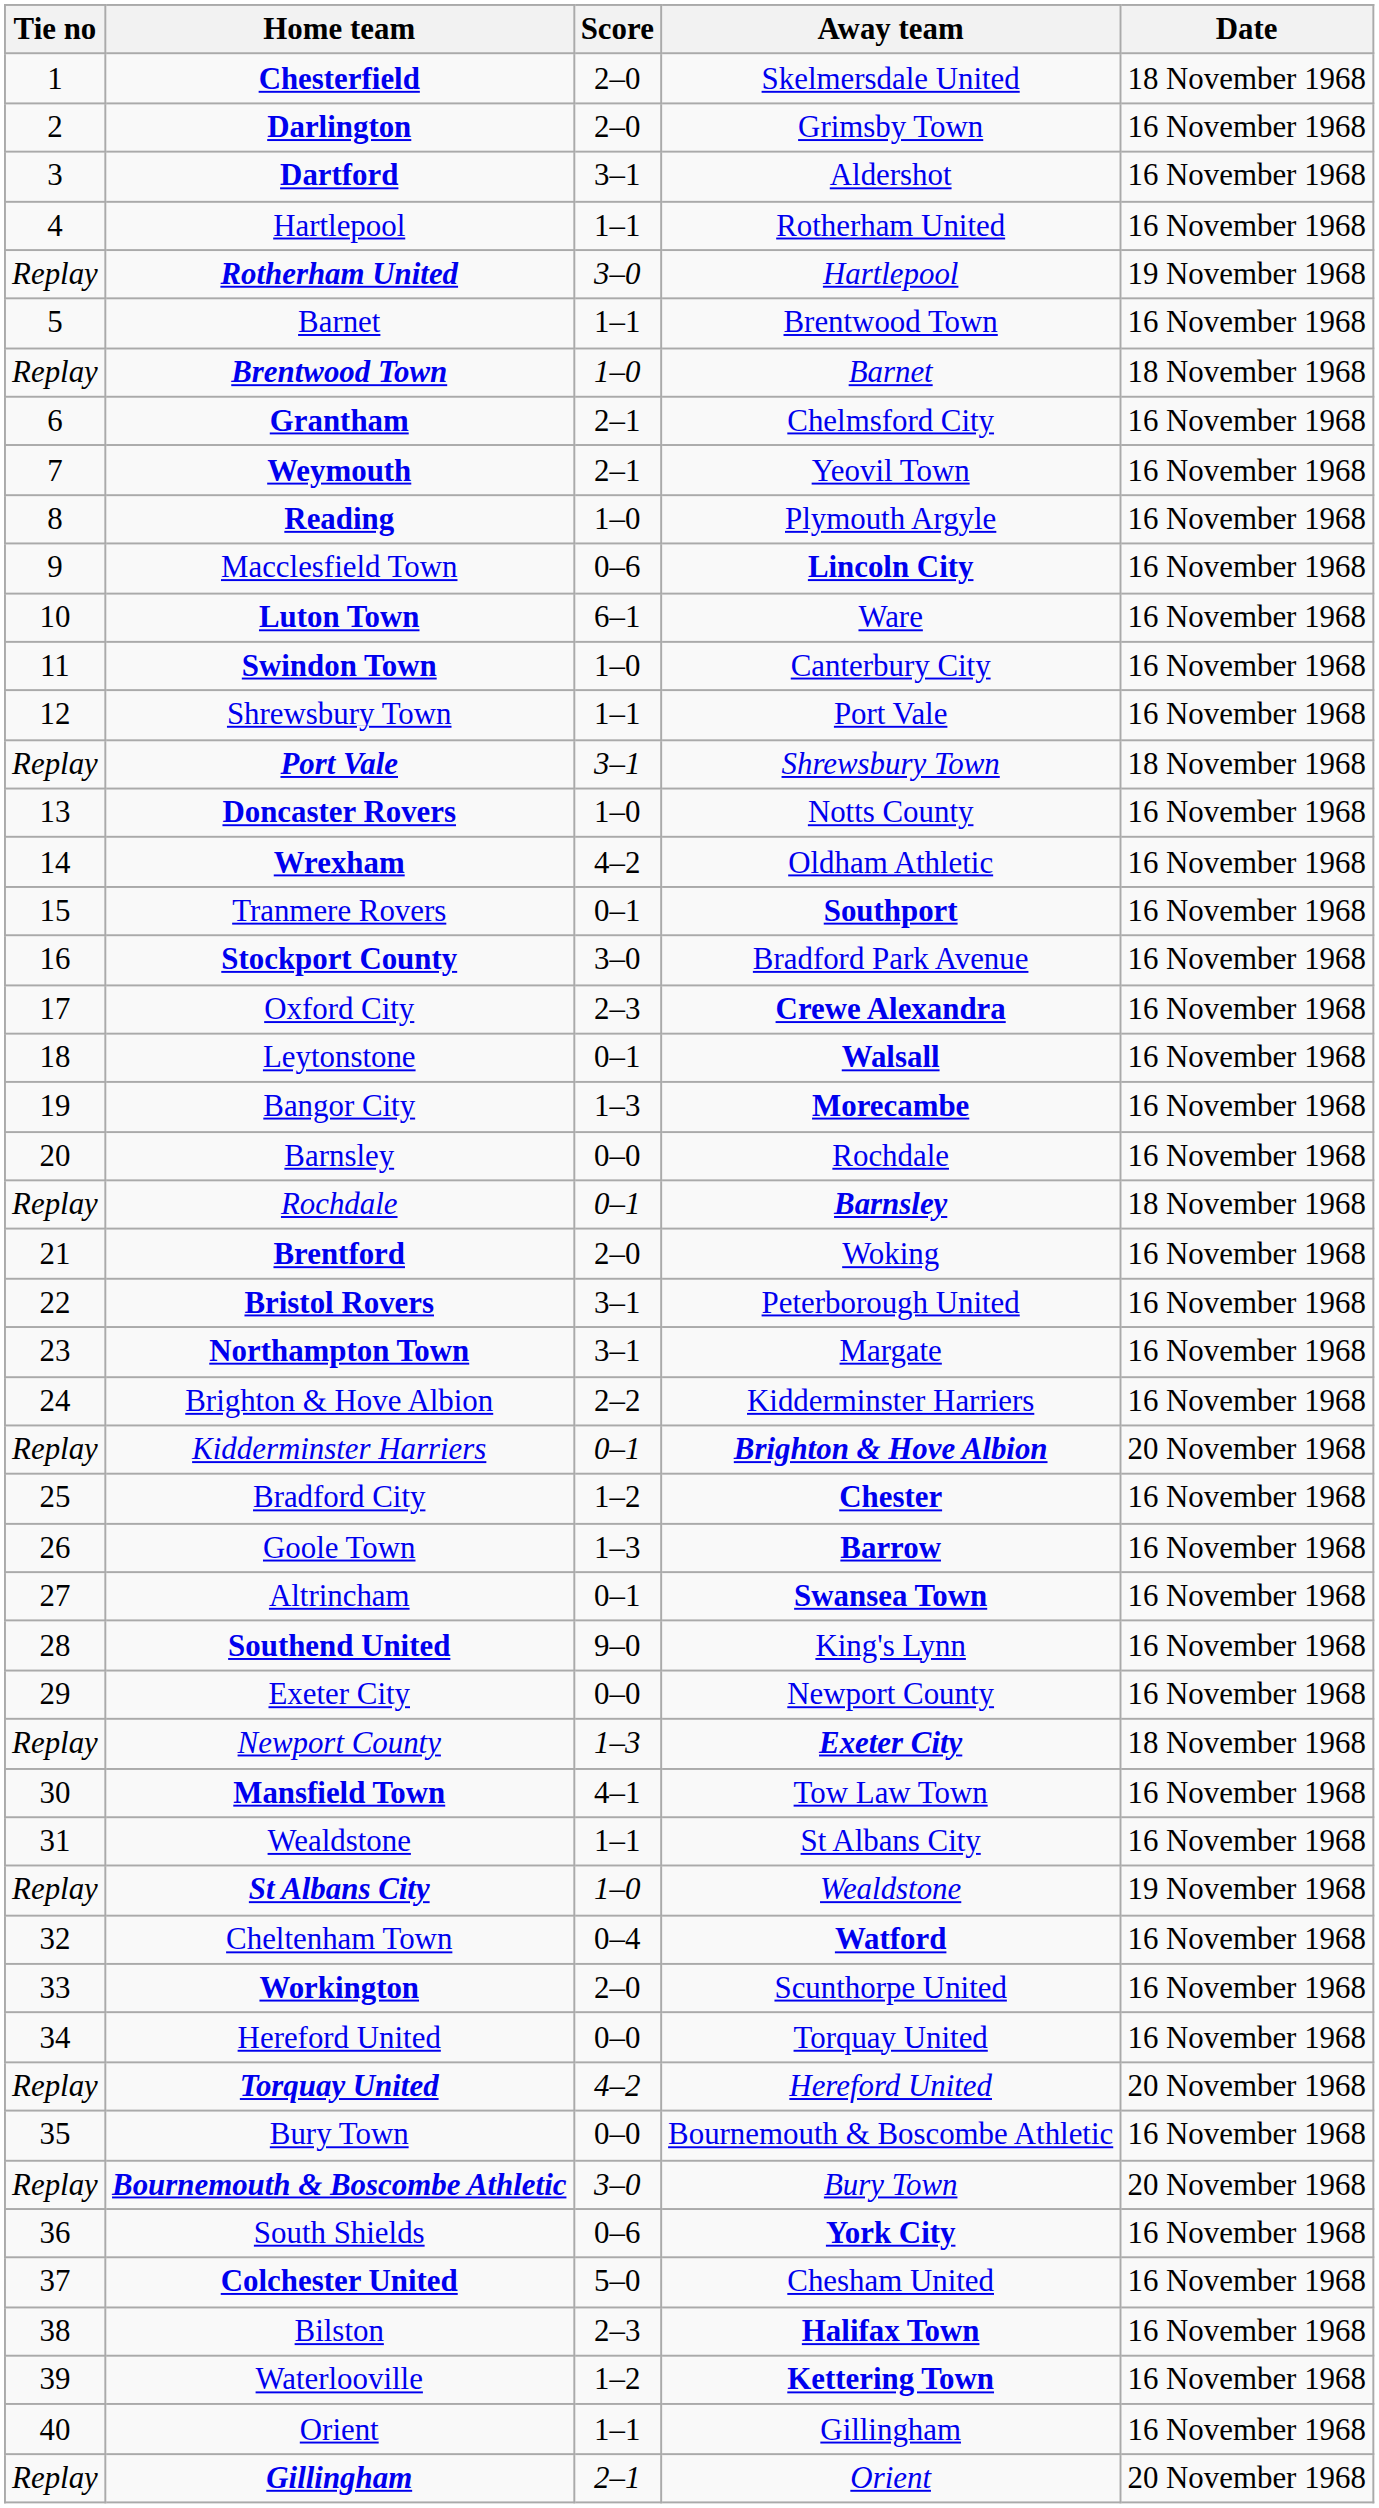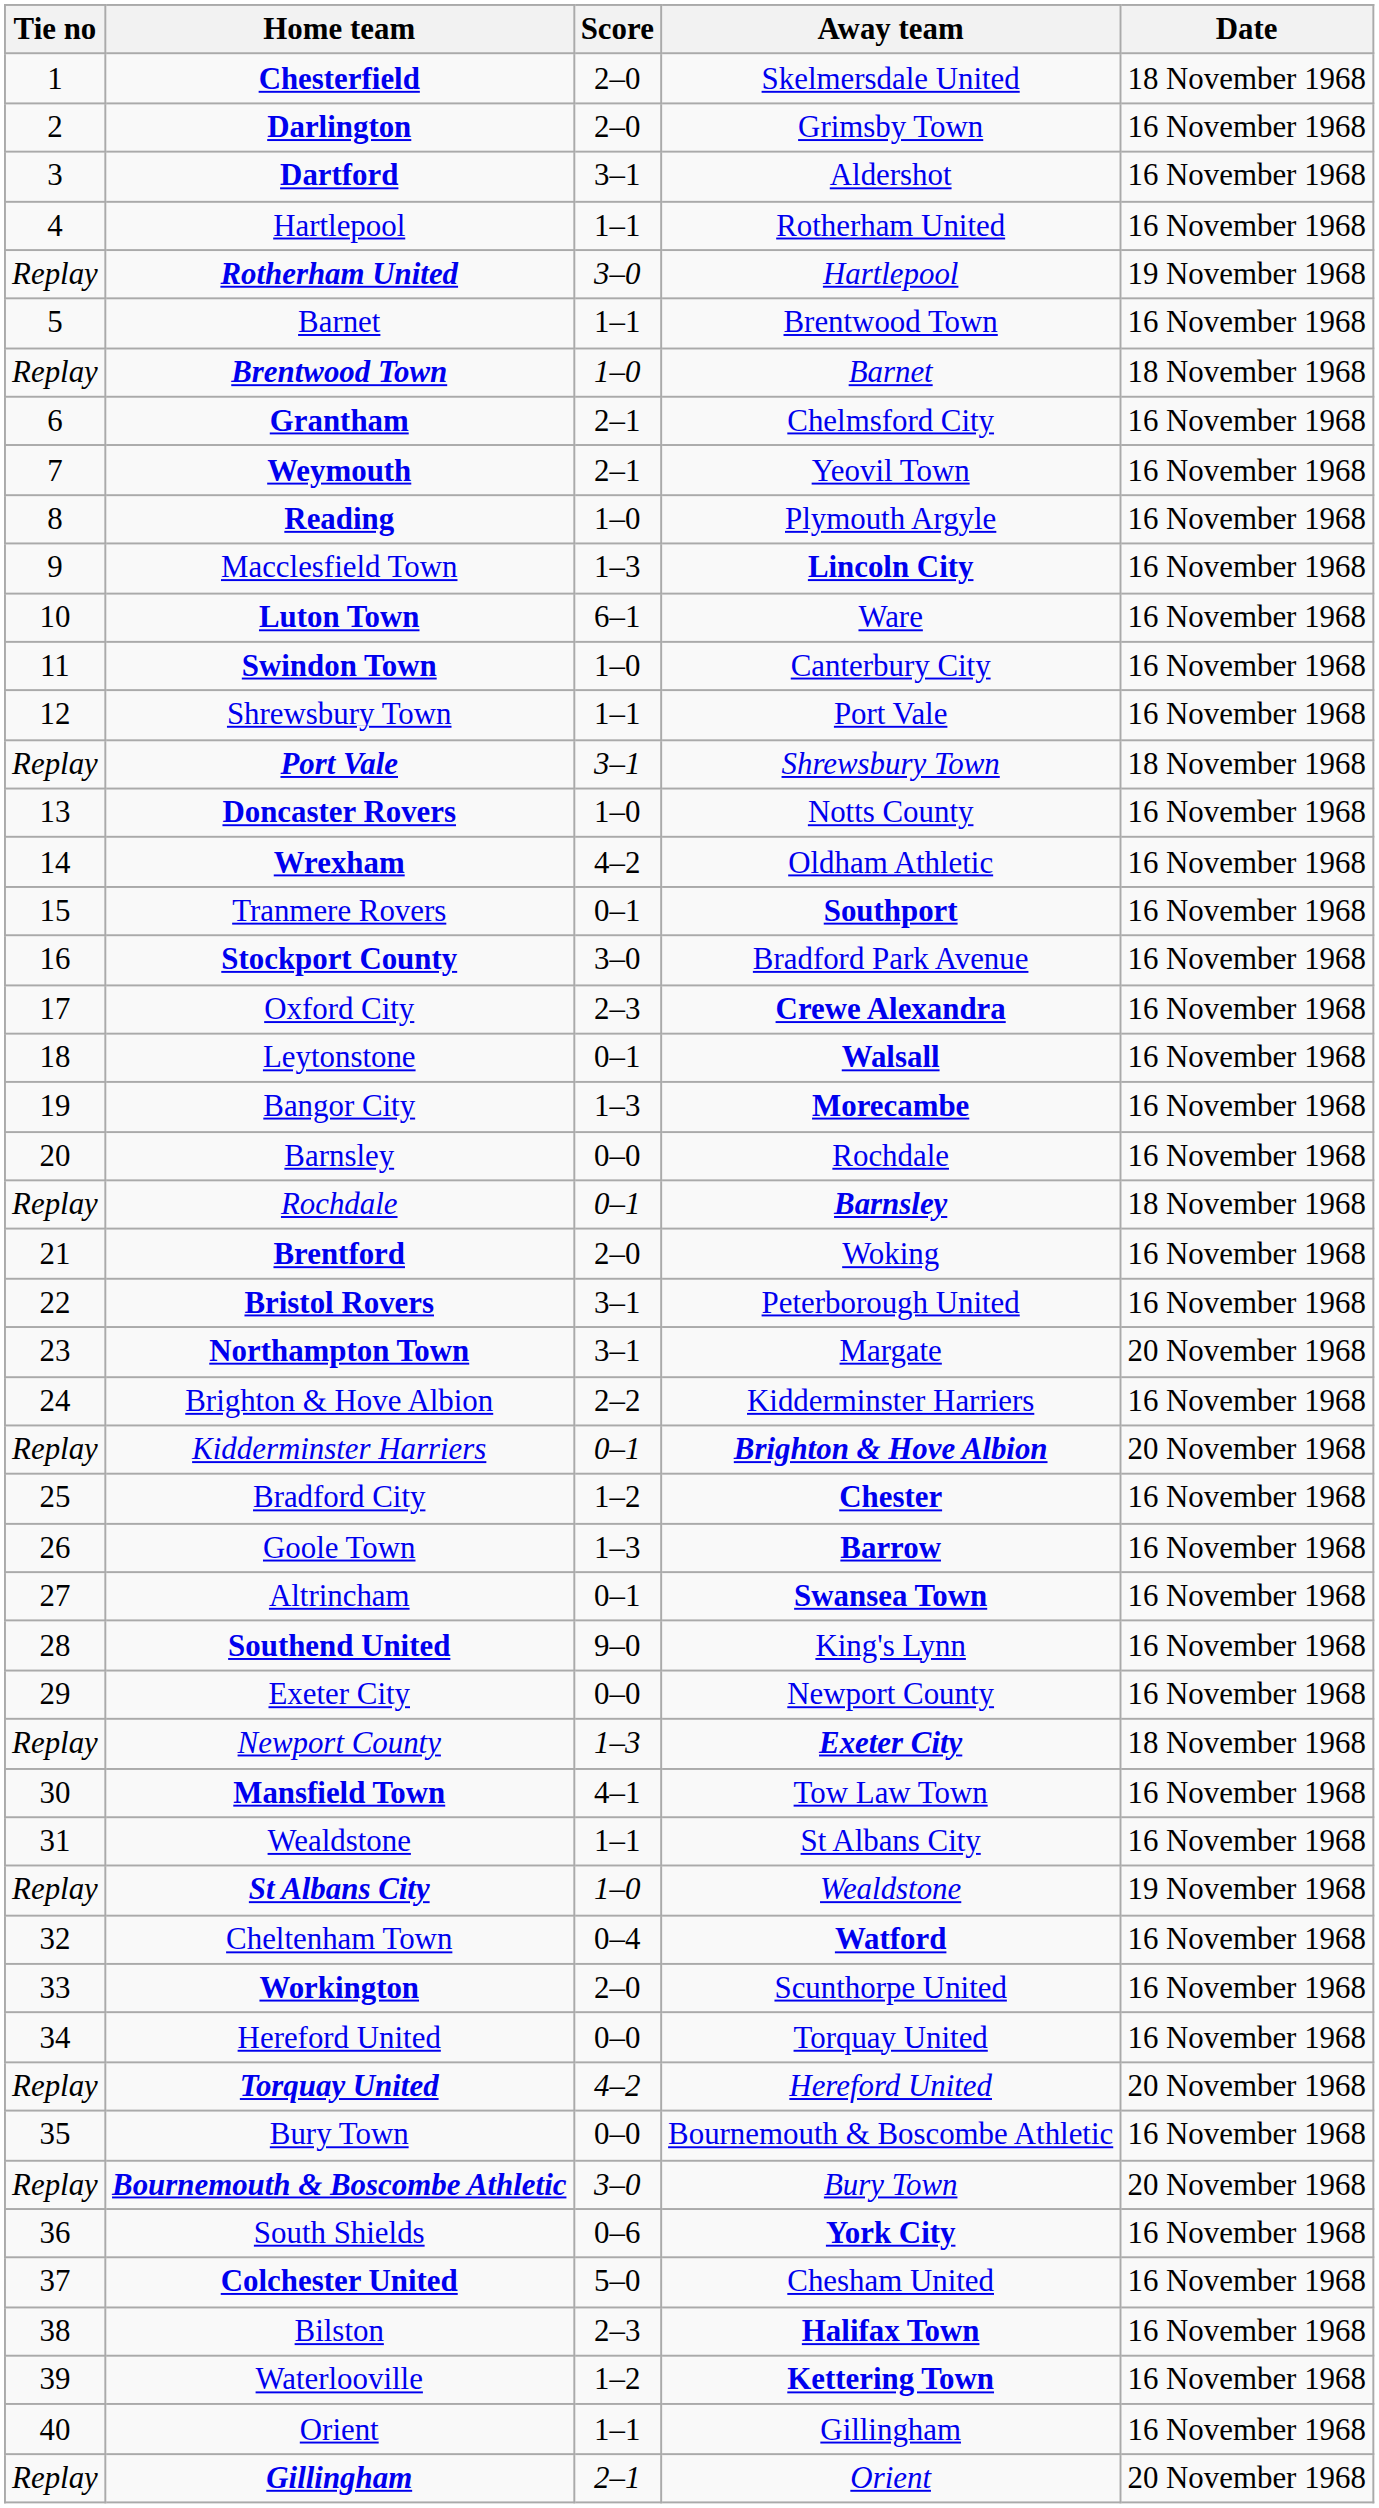(617, 567) 0–6 -> (617, 567) 1–3
(1247, 1351) 16 November 1968 -> (1247, 1351) 20 November 1968
